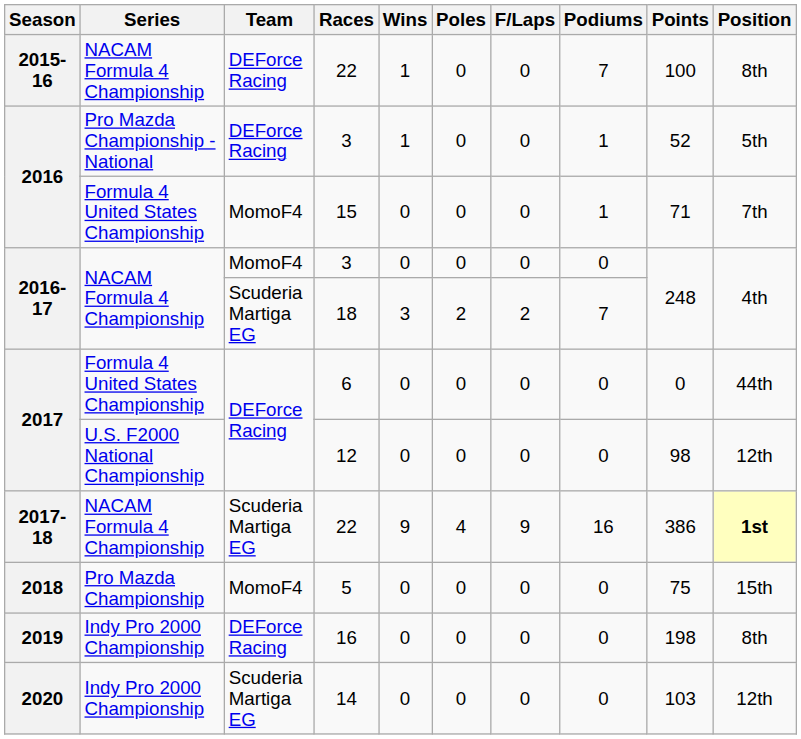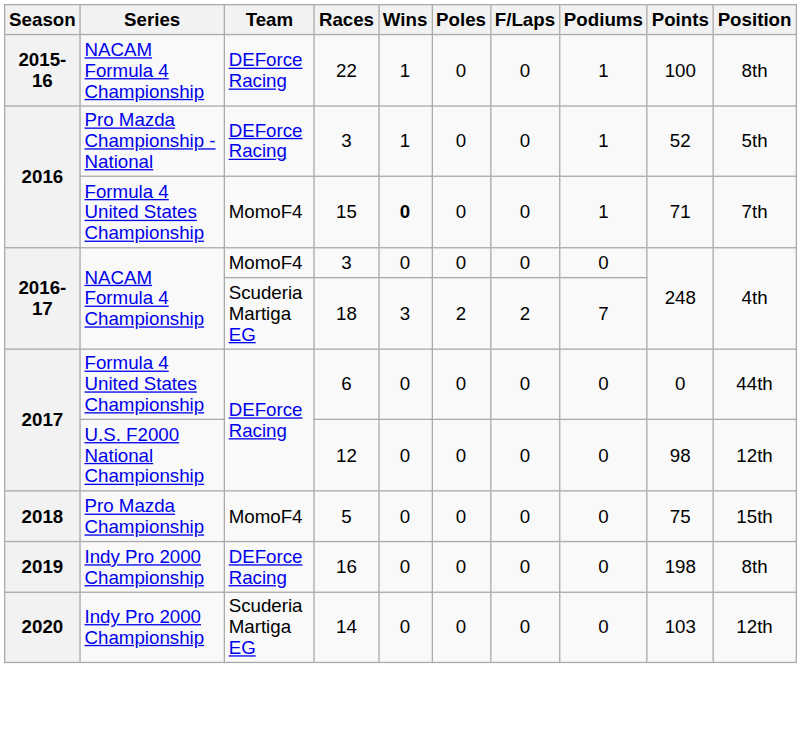(603, 70) 7 -> (603, 70) 1
(405, 213) normal -> (405, 213) bold
- row: (42, 527)
